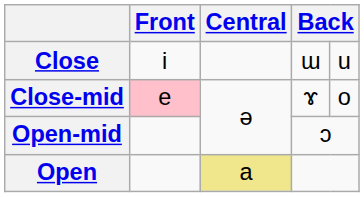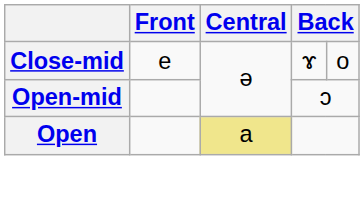- row: (67, 60)
(165, 97) pink background -> (165, 60) no background
